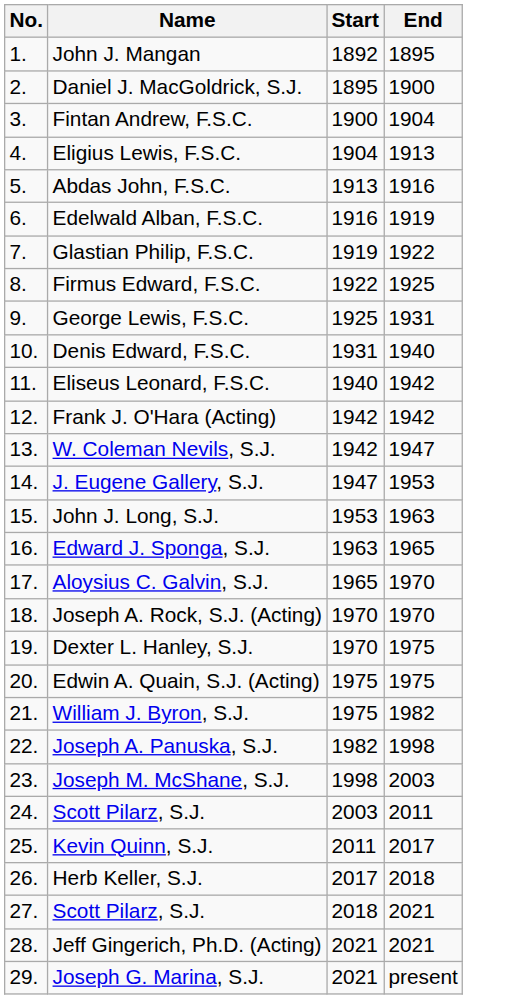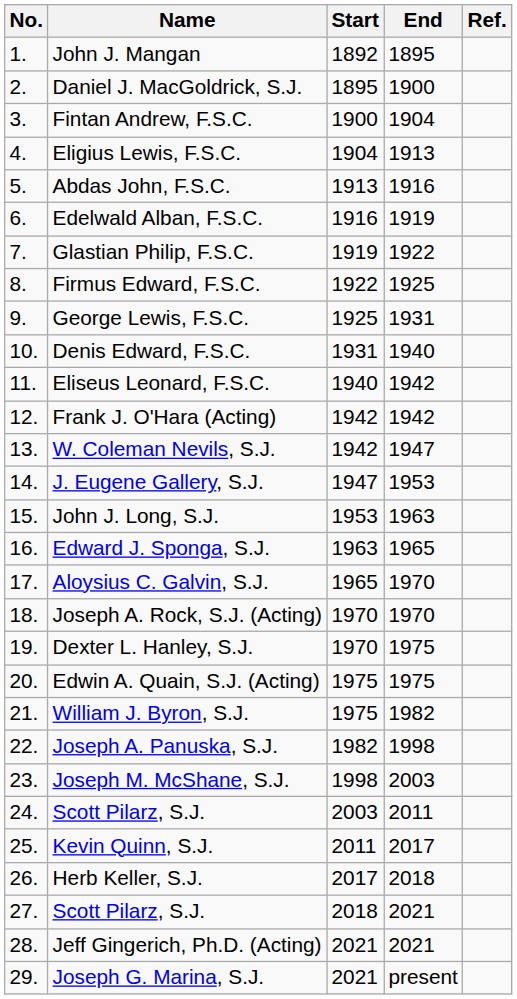+ column: (487, 20)
